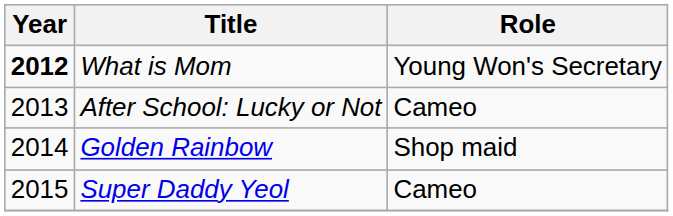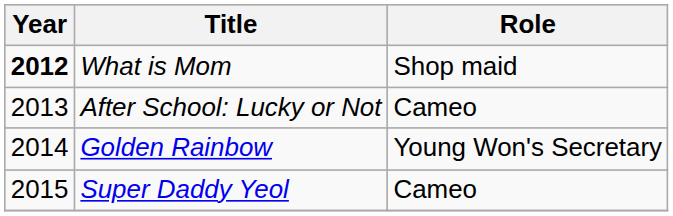(528, 66) Young Won's Secretary -> (455, 66) Shop maid
(455, 148) Shop maid -> (528, 148) Young Won's Secretary
